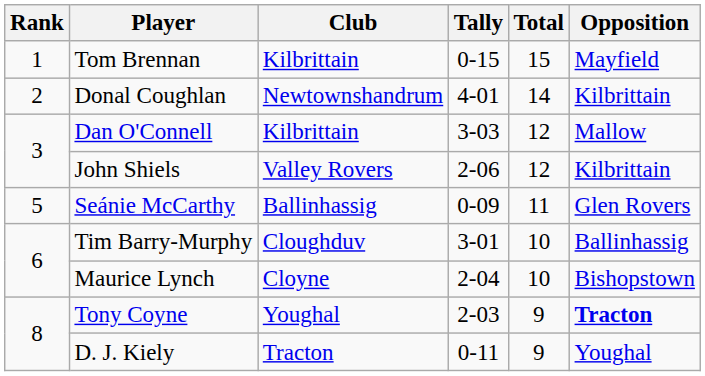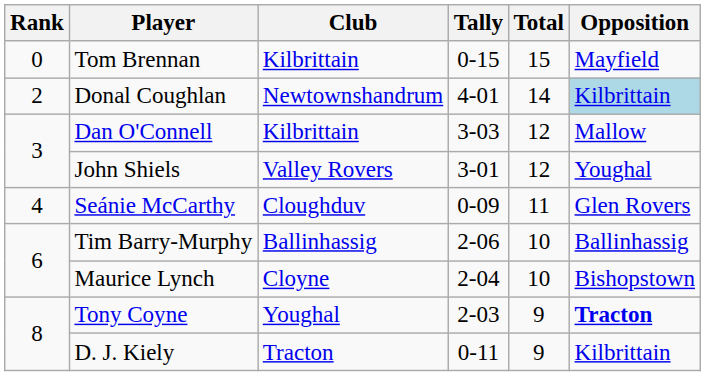(37, 59) 1 -> (37, 59) 0
(623, 95) no background -> (623, 95) lightblue background
(478, 168) 2-06 -> (478, 168) 3-01
(623, 168) Kilbrittain -> (613, 168) Youghal
(37, 205) 5 -> (37, 205) 4
(320, 205) Ballinhassig -> (314, 205) Cloughduv
(314, 242) Cloughduv -> (320, 242) Ballinhassig
(478, 242) 3-01 -> (478, 242) 2-06
(613, 351) Youghal -> (623, 351) Kilbrittain
